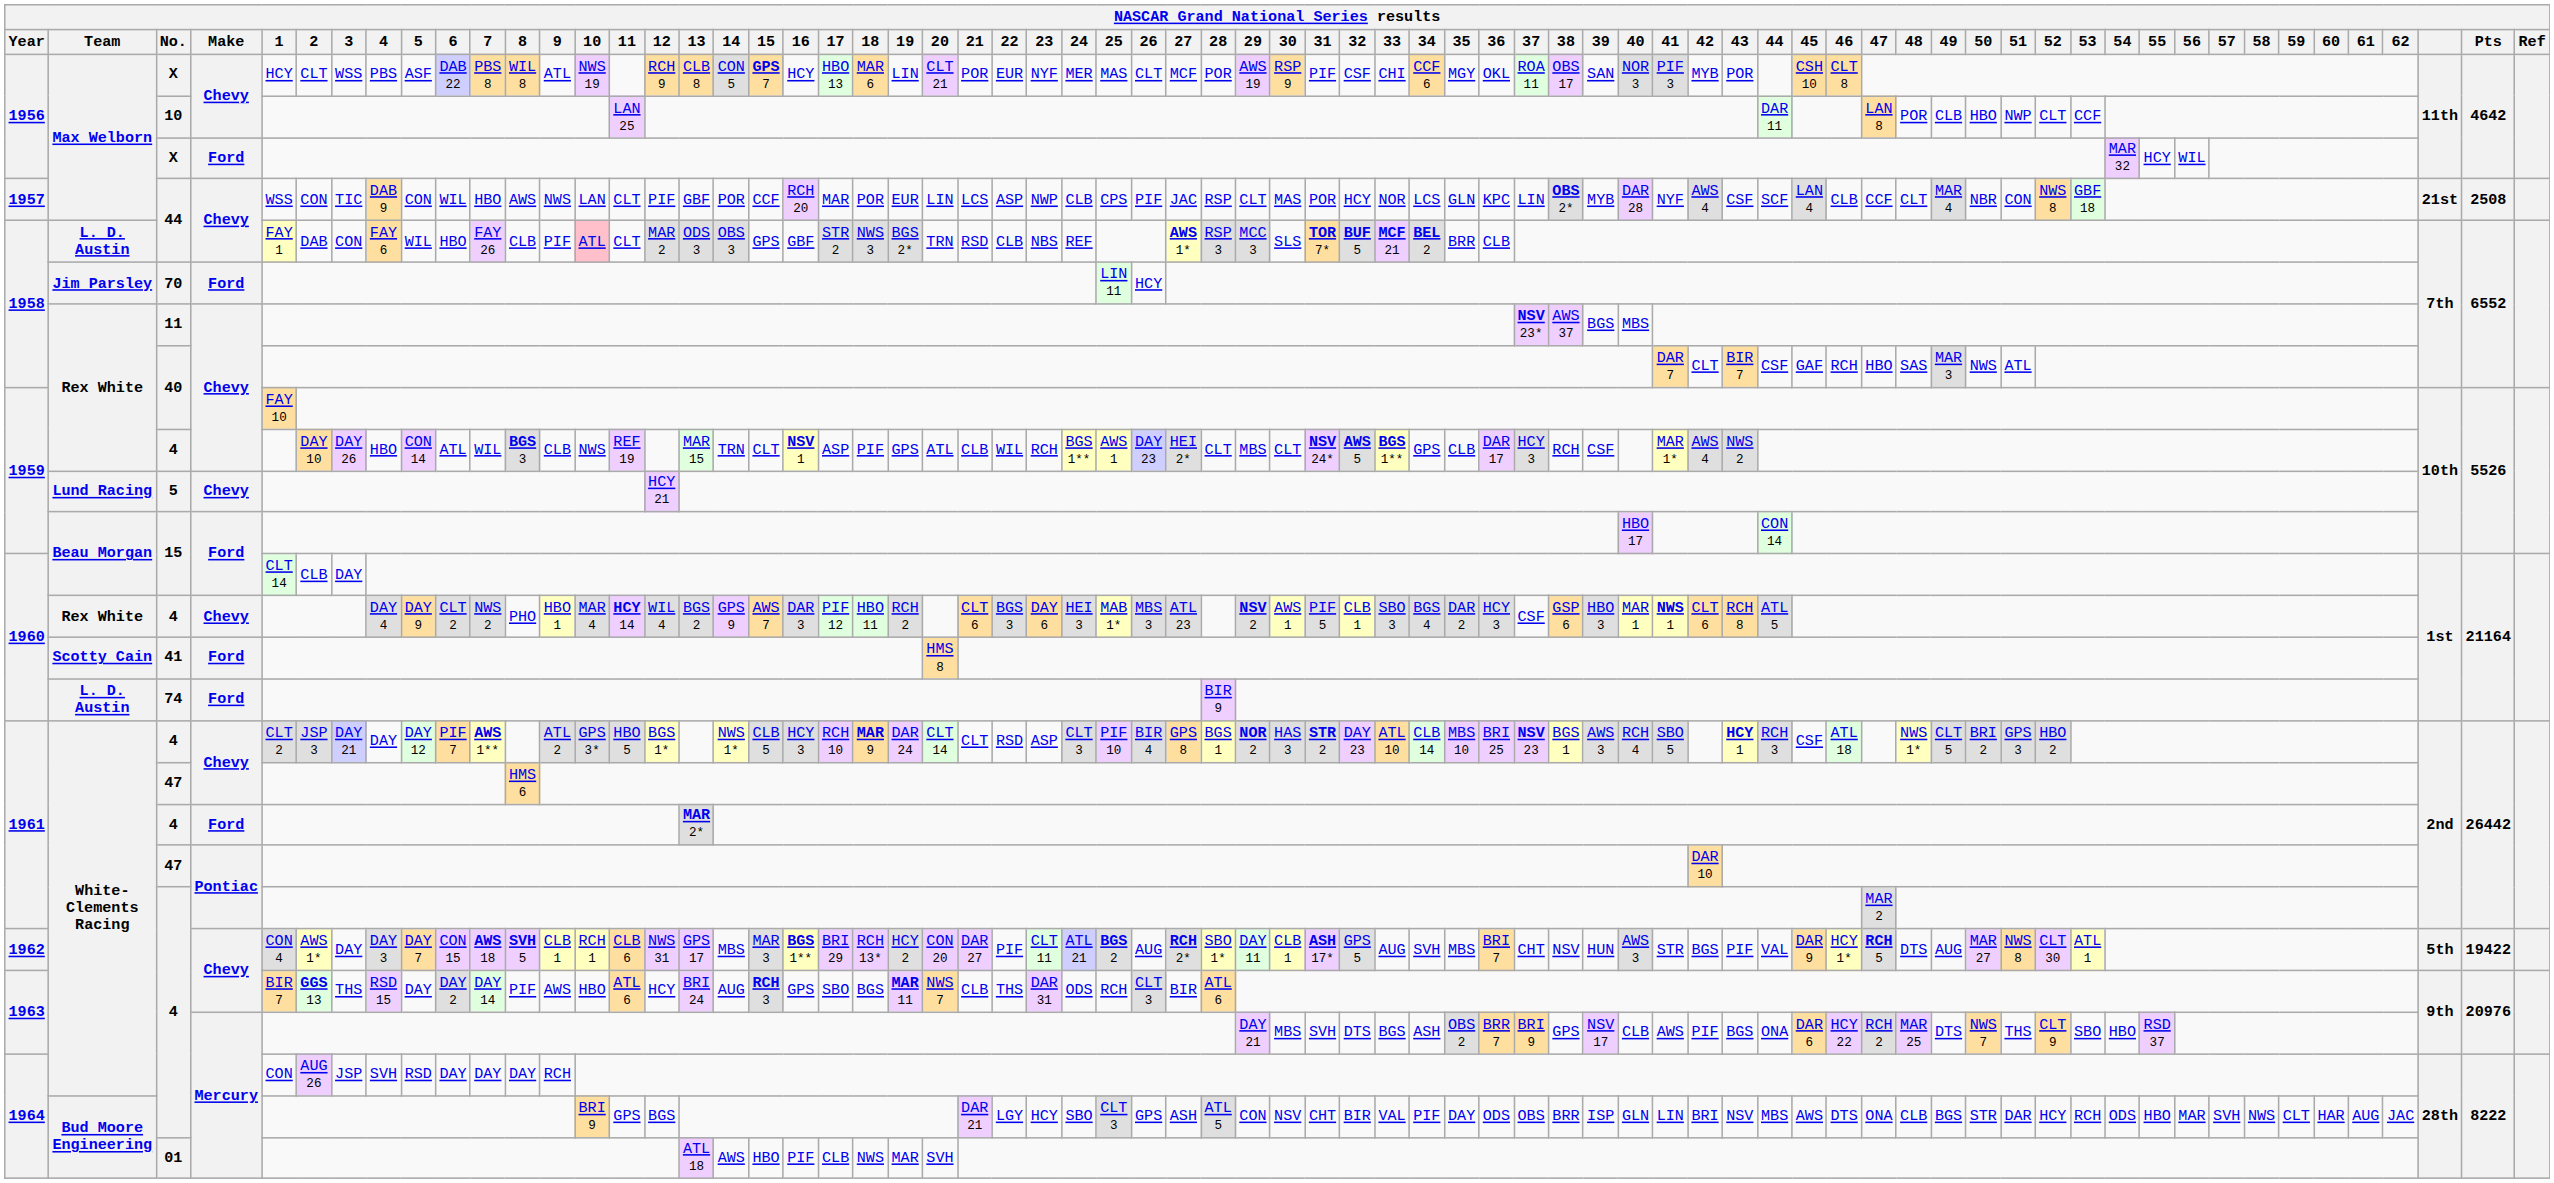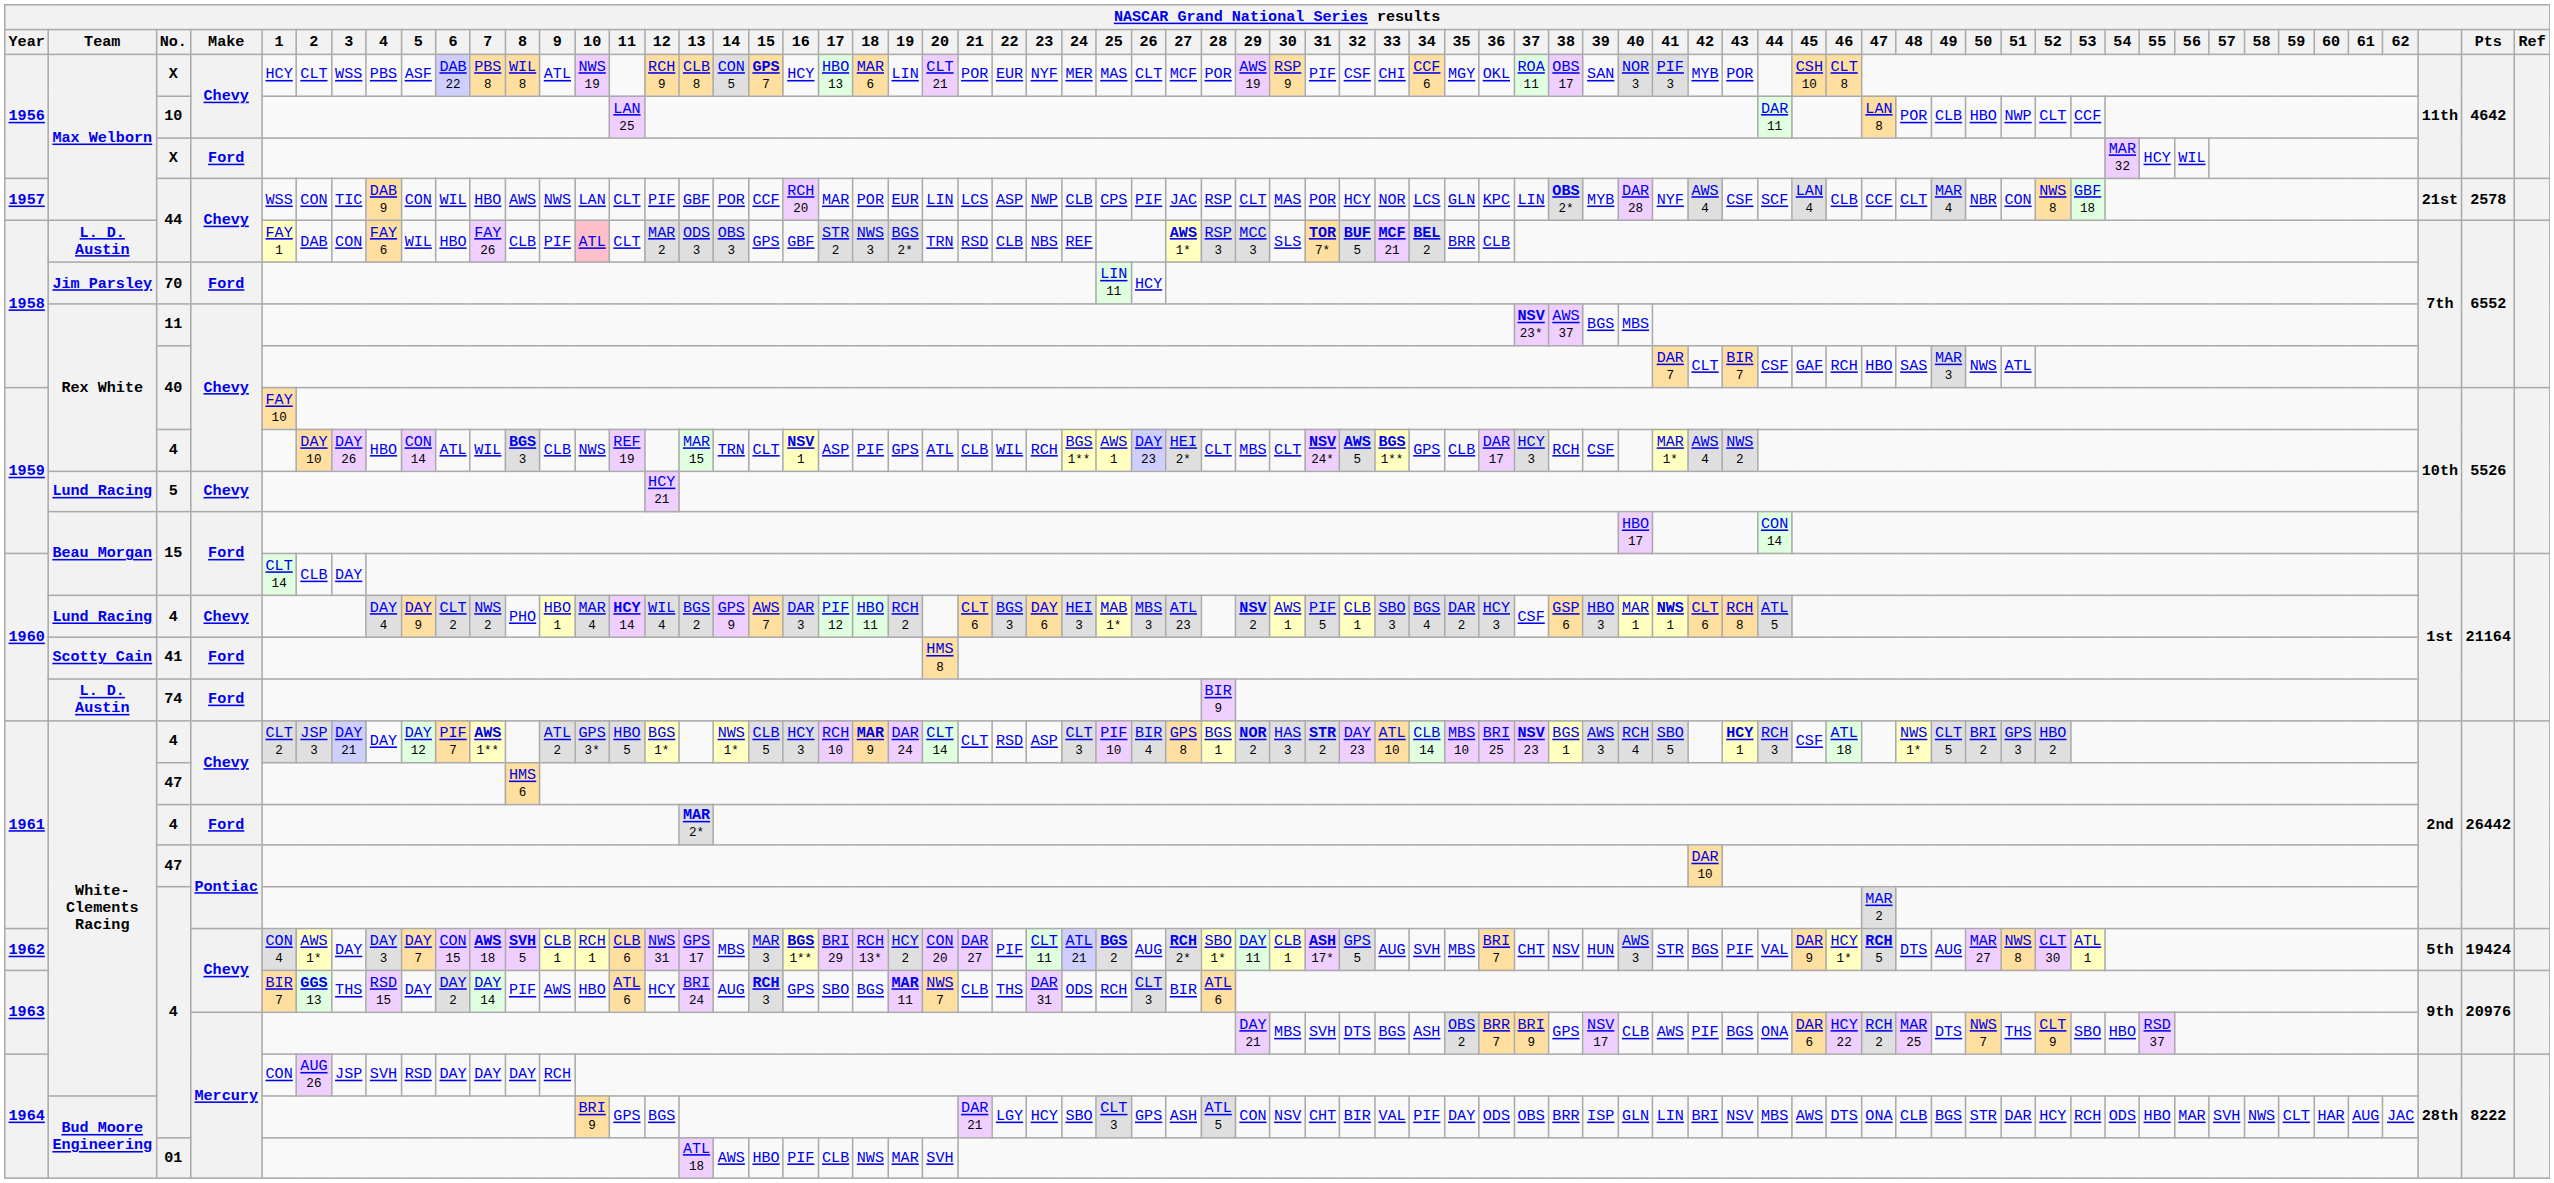(2488, 200) 2508 -> (2488, 200) 2578
(102, 616) Rex White -> (102, 616) Lund Racing
(2488, 949) 19422 -> (2488, 949) 19424
